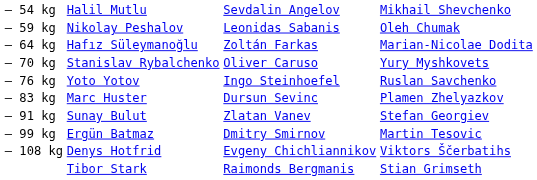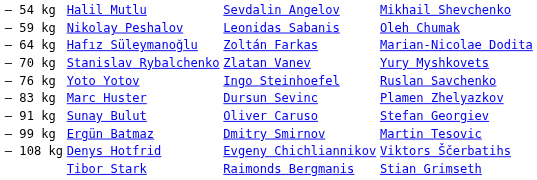(271, 63) Oliver Caruso -> (267, 63) Zlatan Vanev
(267, 116) Zlatan Vanev -> (271, 116) Oliver Caruso
